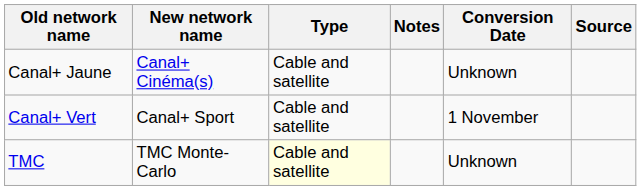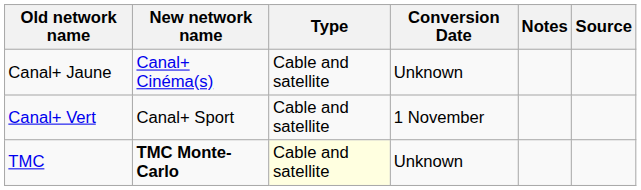columns swapped: (508, 27) <-> (417, 27)
(183, 162) normal -> (184, 162) bold
